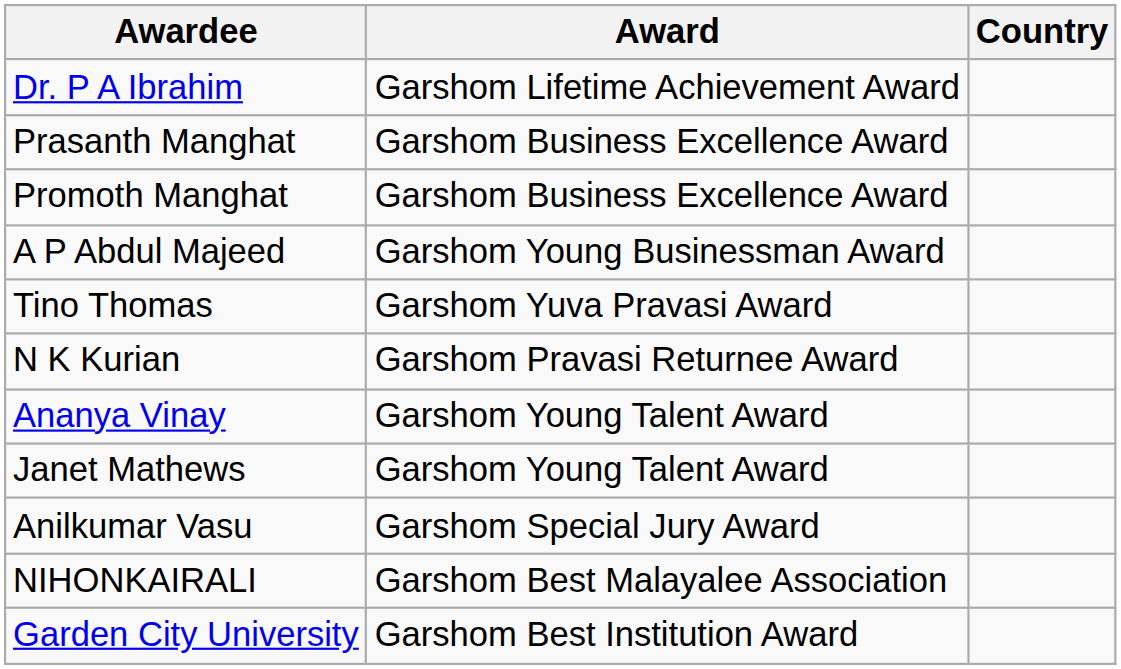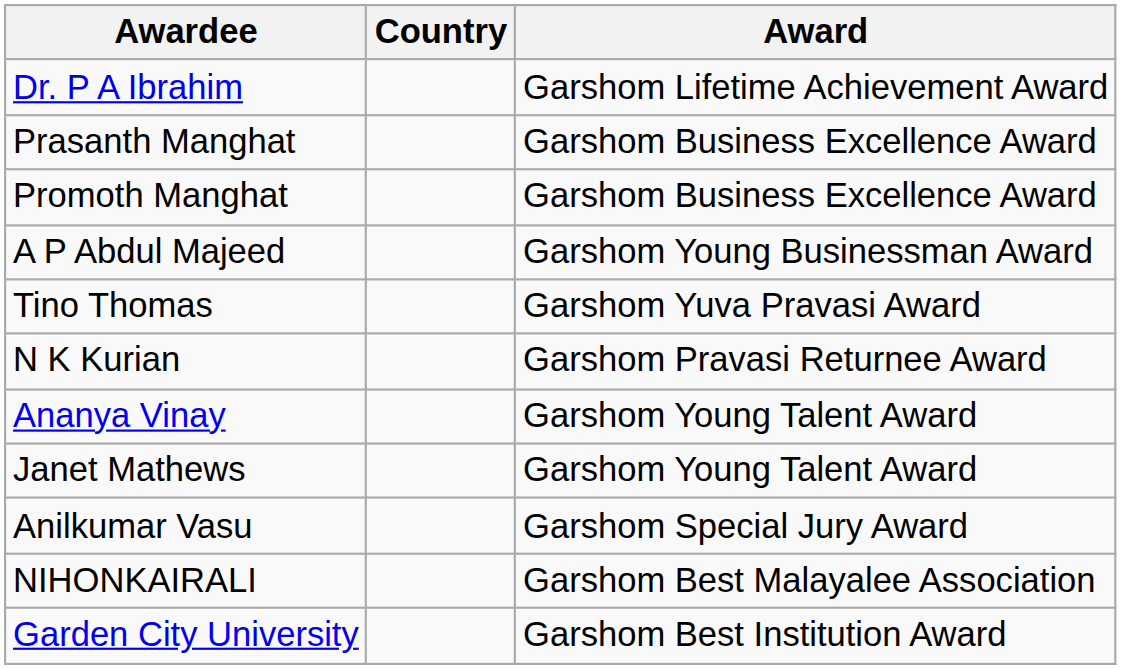columns swapped: (667, 31) <-> (1042, 31)
